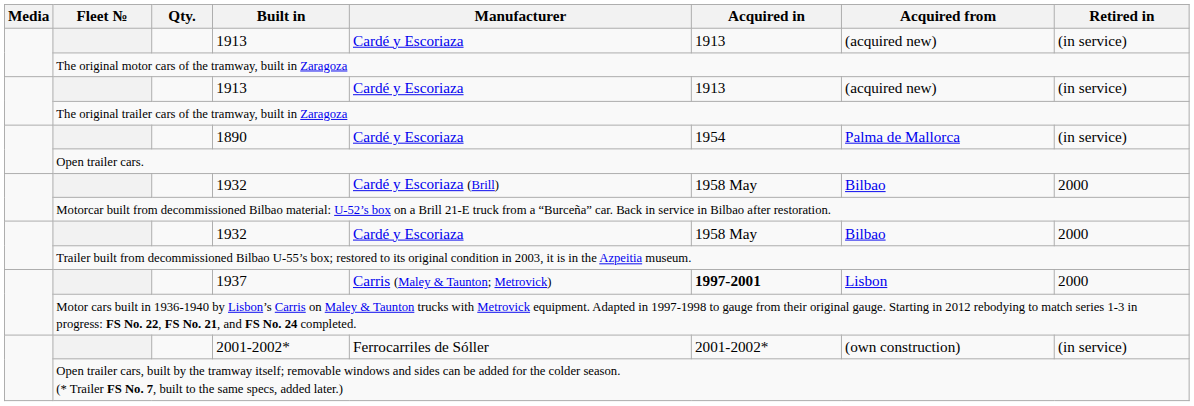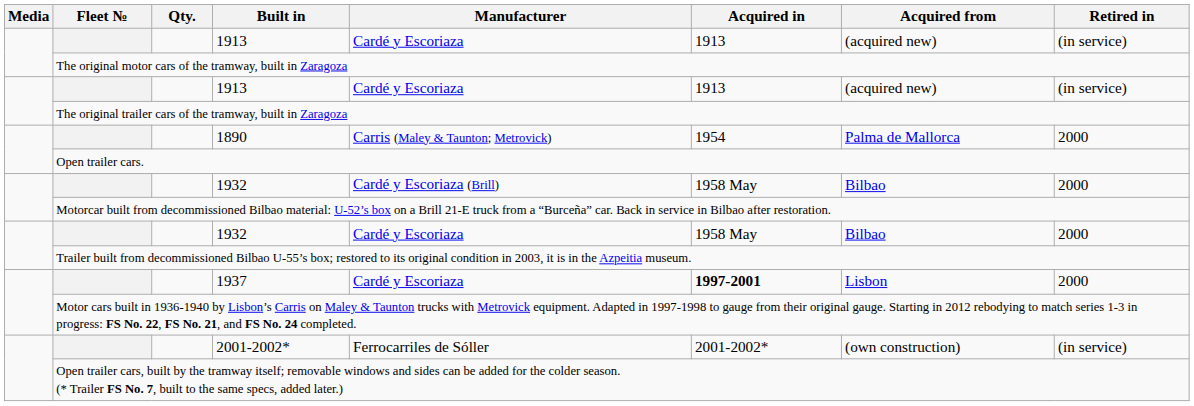(408, 137) Cardé y Escoriaza -> (452, 136) Carris (Maley & Taunton; Metrovick)
(1092, 137) (in service) -> (1073, 137) 2000
(452, 281) Carris (Maley & Taunton; Metrovick) -> (408, 281) Cardé y Escoriaza
